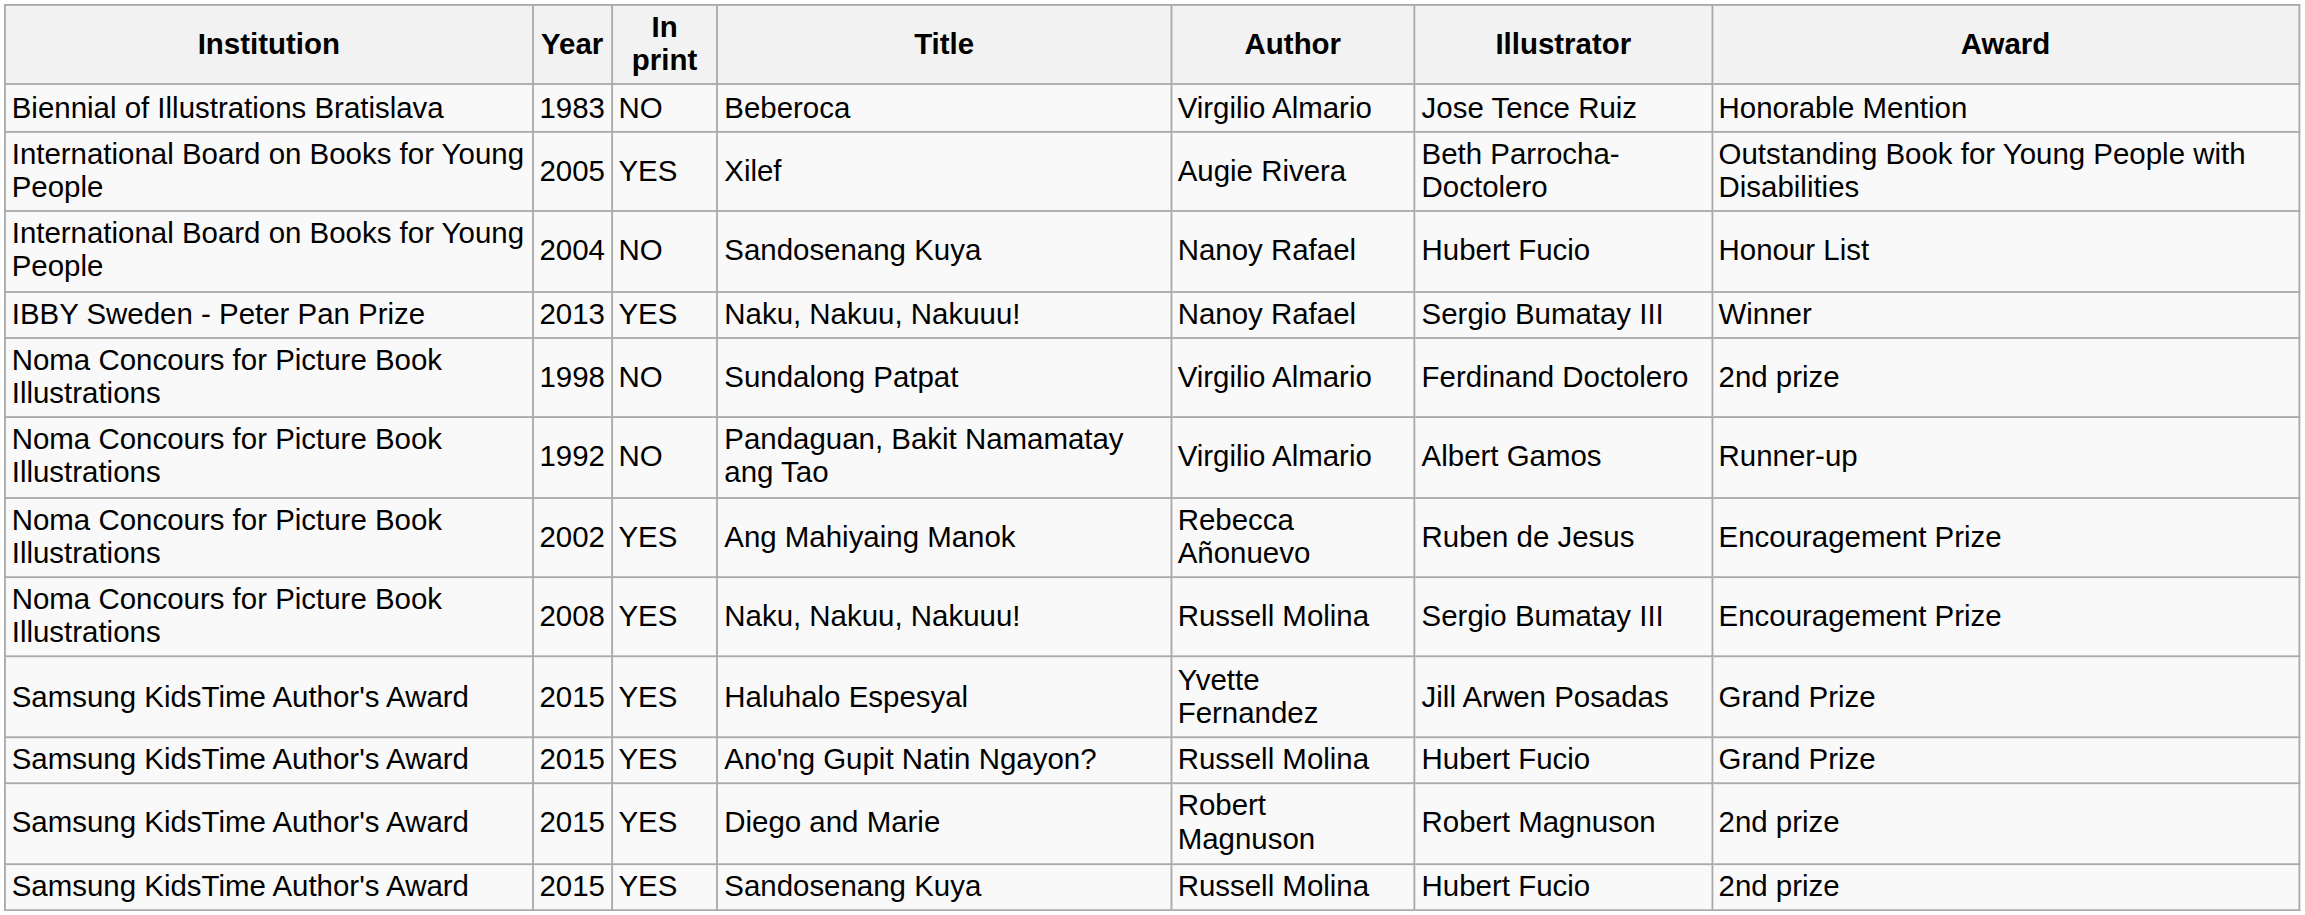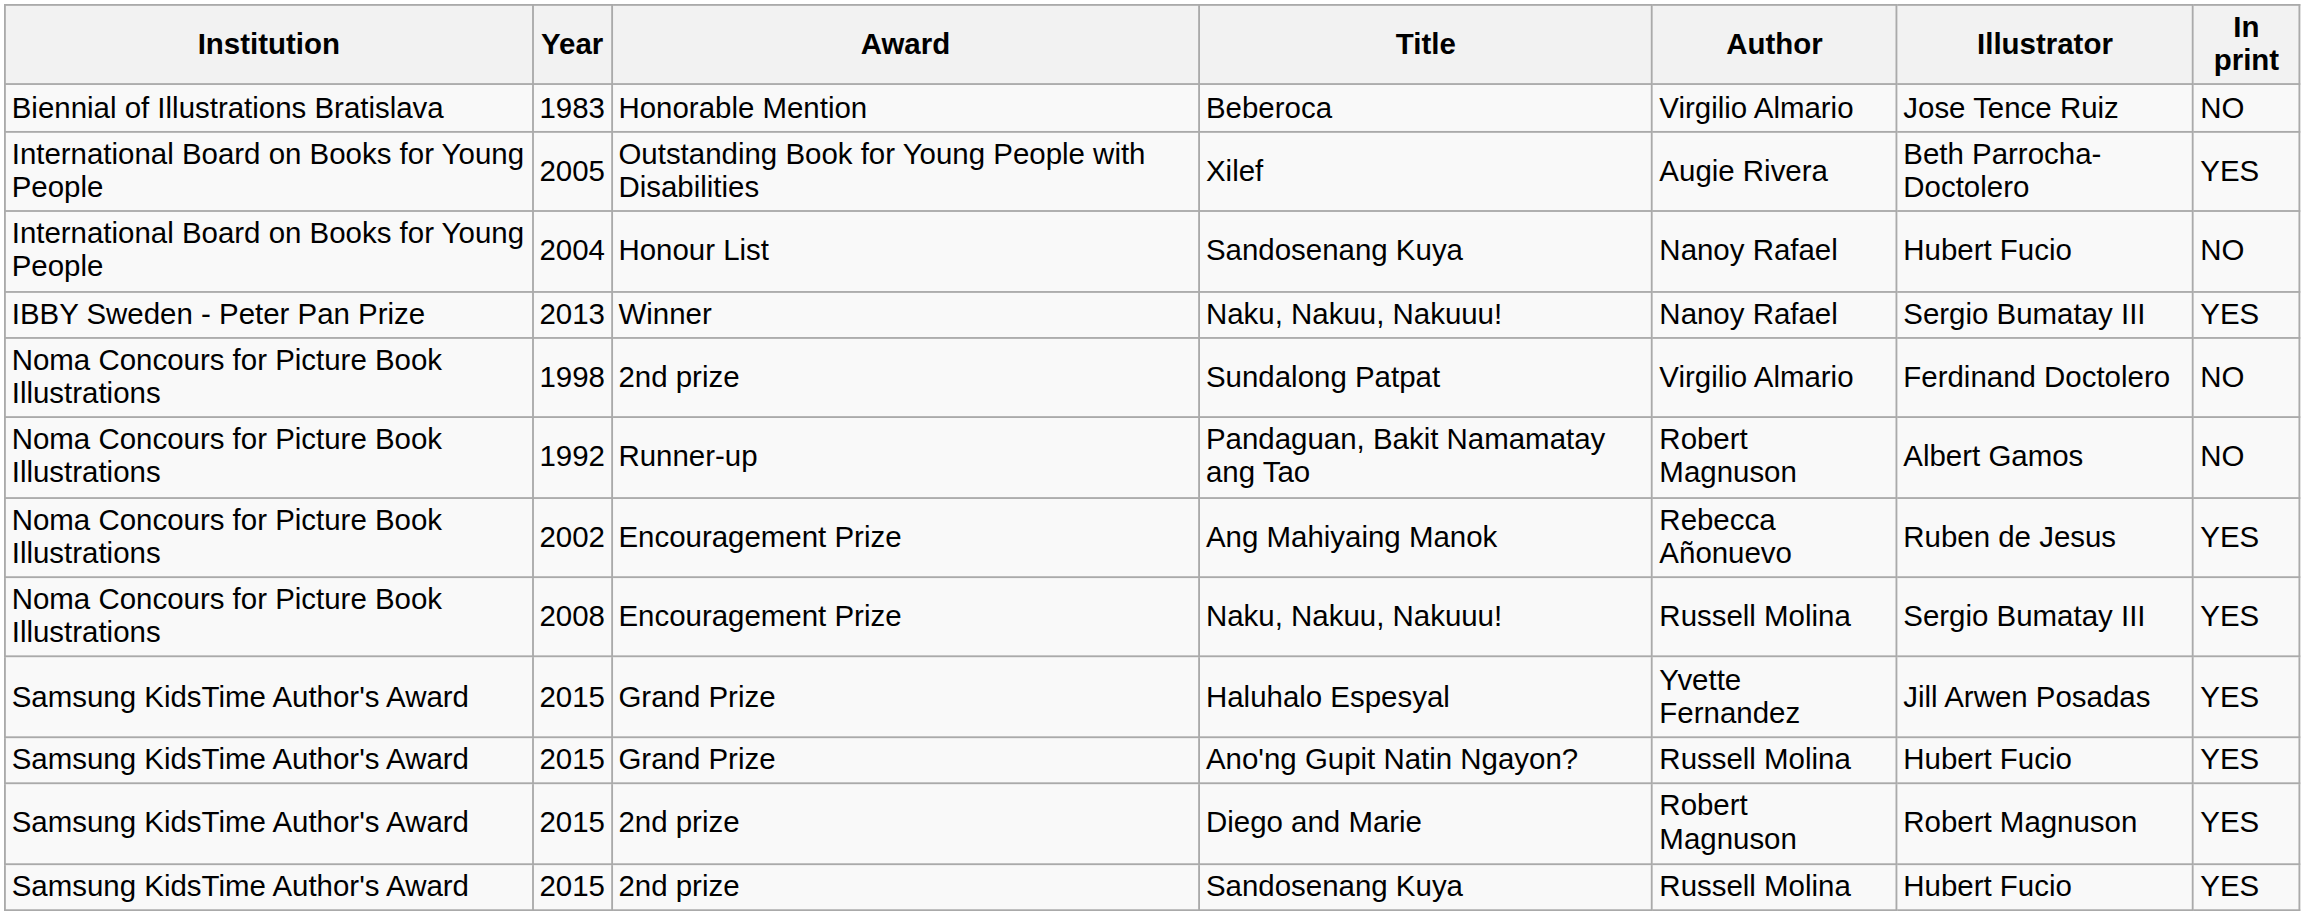columns swapped: (2006, 44) <-> (665, 44)
(1275, 457) Virgilio Almario -> (1728, 457) Robert Magnuson
